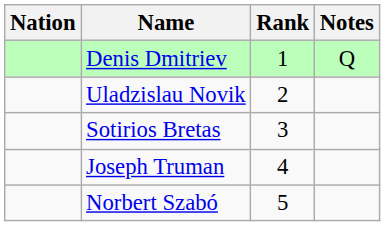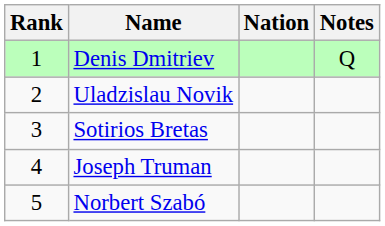columns swapped: (283, 22) <-> (43, 22)
